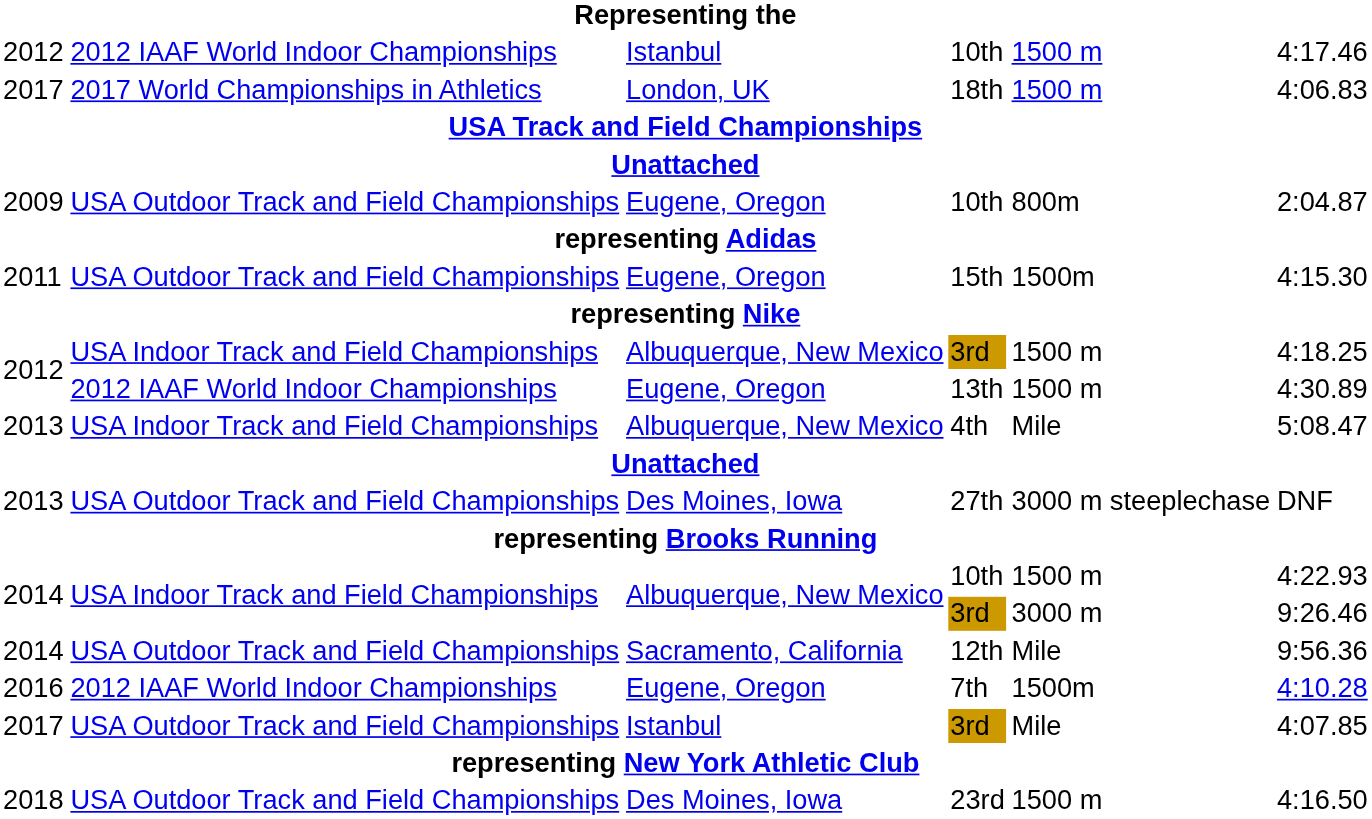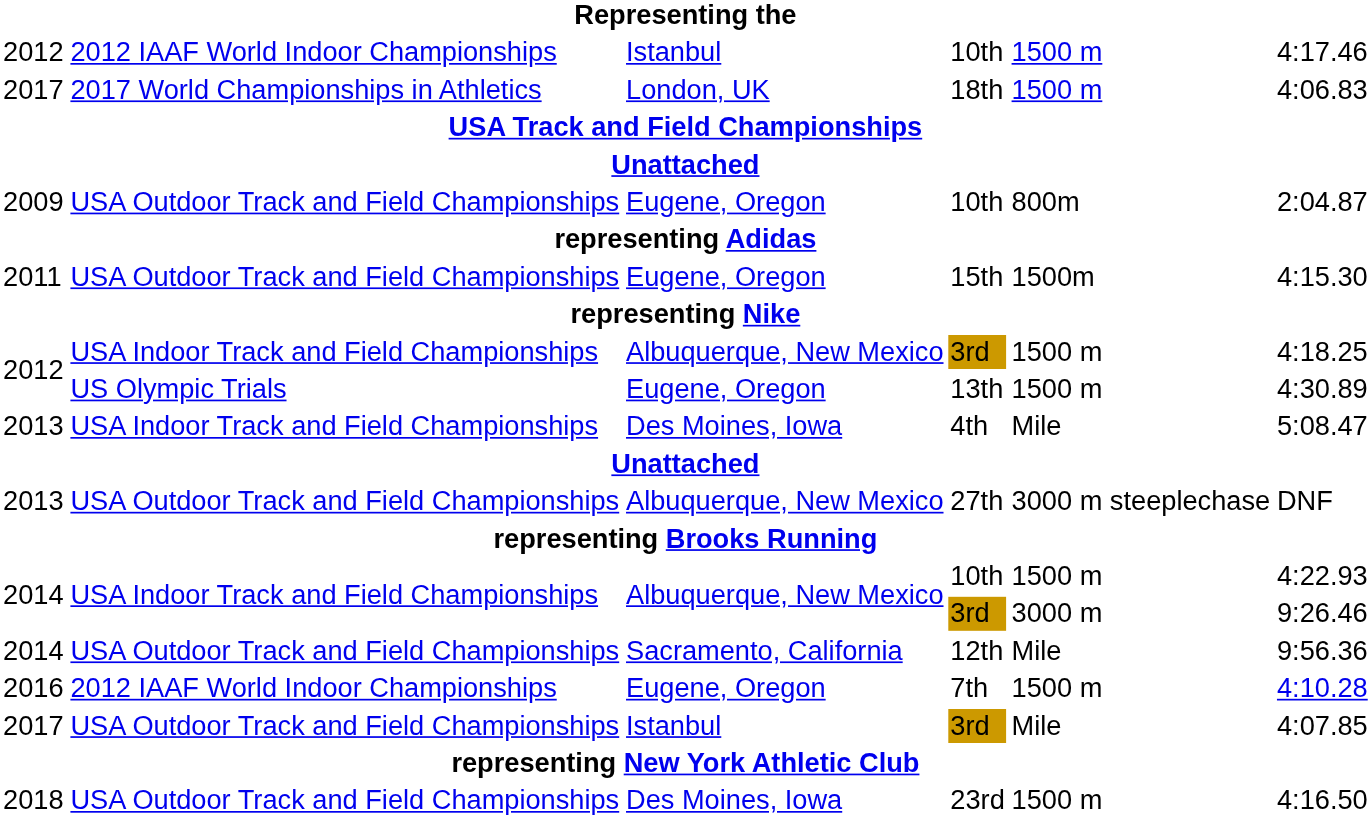(314, 389) 2012 IAAF World Indoor Championships -> (178, 389) US Olympic Trials
(785, 426) Albuquerque, New Mexico -> (734, 426) Des Moines, Iowa
(734, 501) Des Moines, Iowa -> (785, 501) Albuquerque, New Mexico
(1053, 688) 1500m -> (1057, 688) 1500 m
